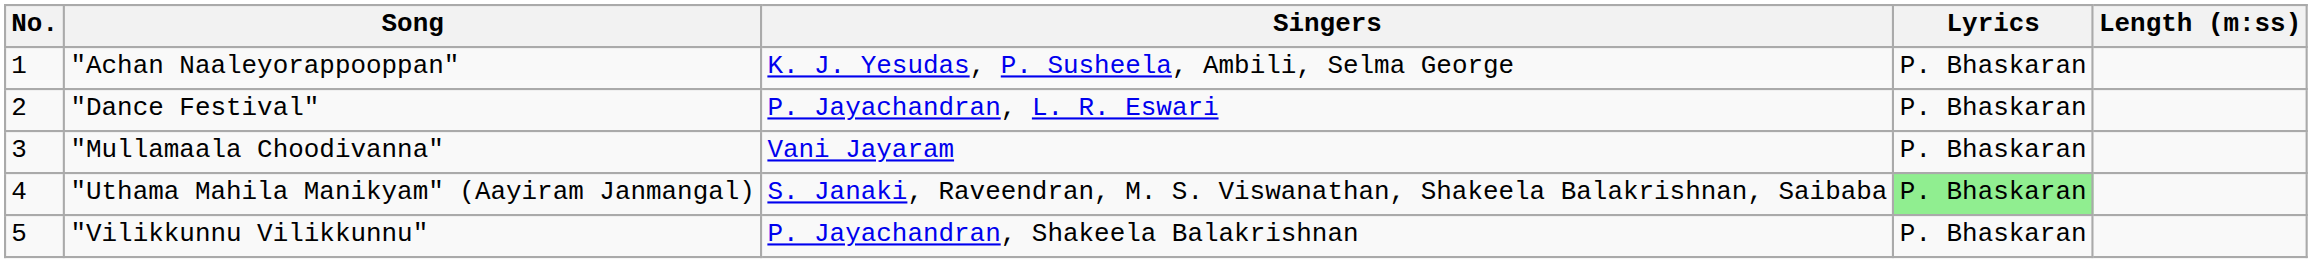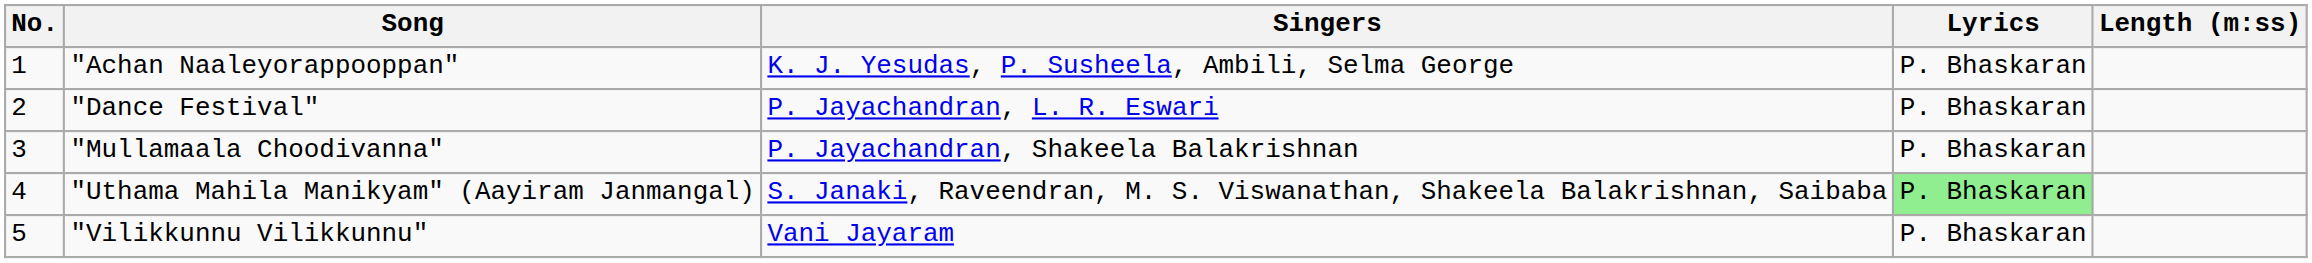(861, 152) Vani Jayaram -> (1063, 152) P. Jayachandran, Shakeela Balakrishnan
(1063, 236) P. Jayachandran, Shakeela Balakrishnan -> (861, 236) Vani Jayaram
